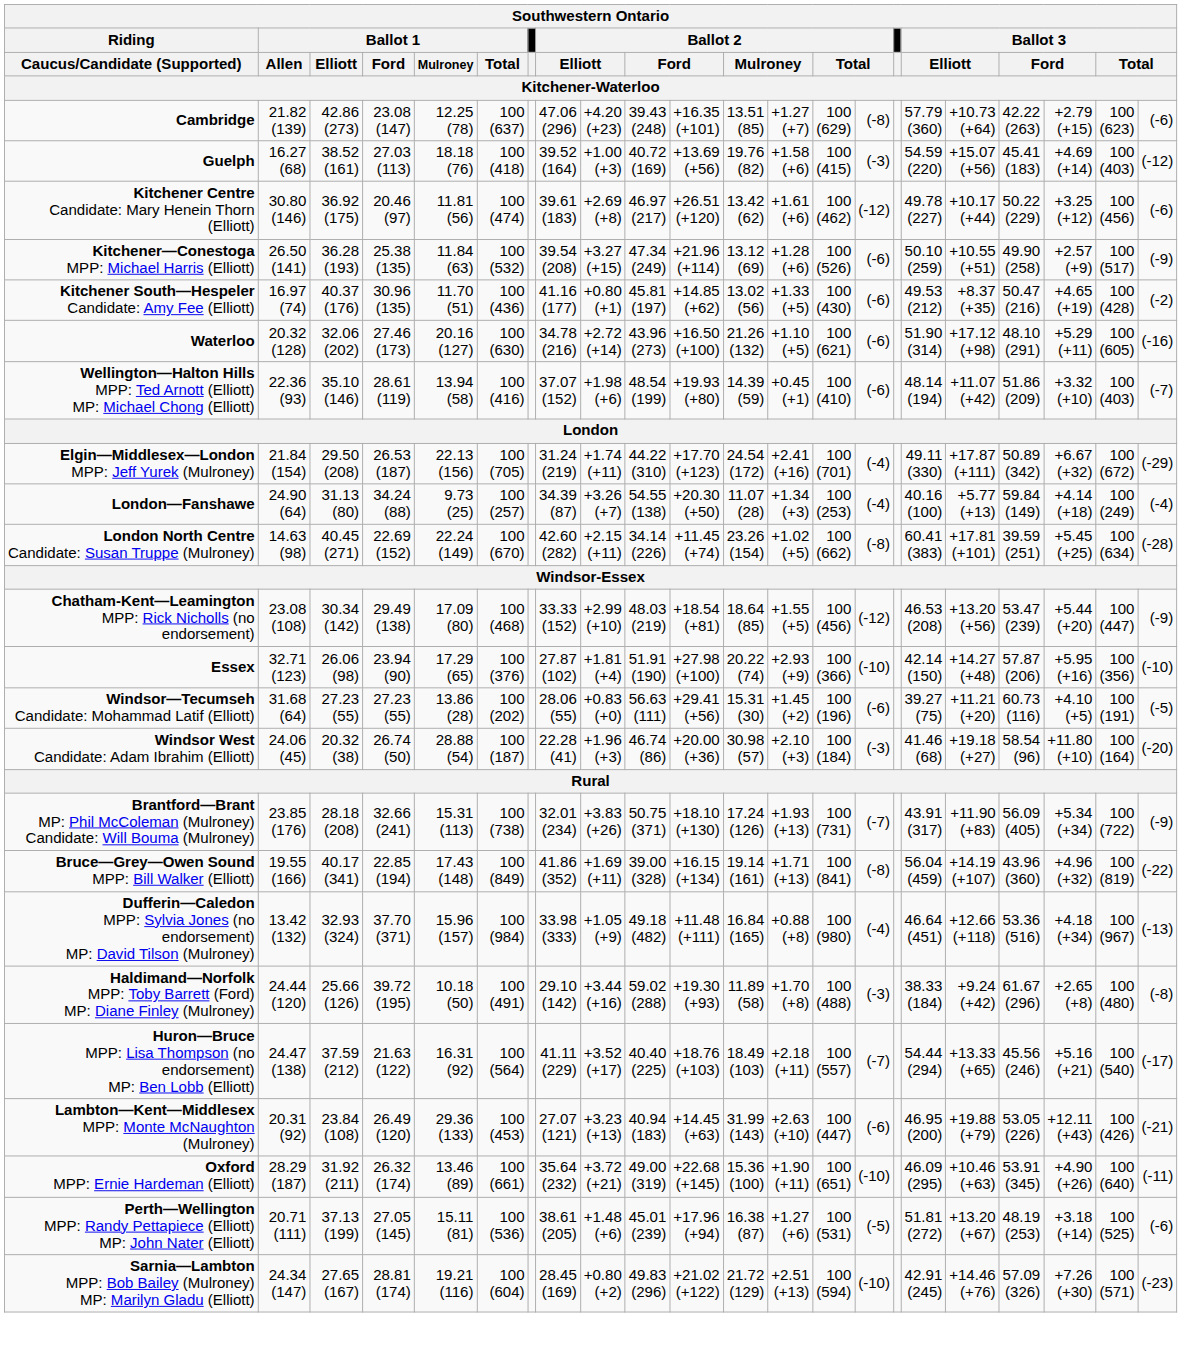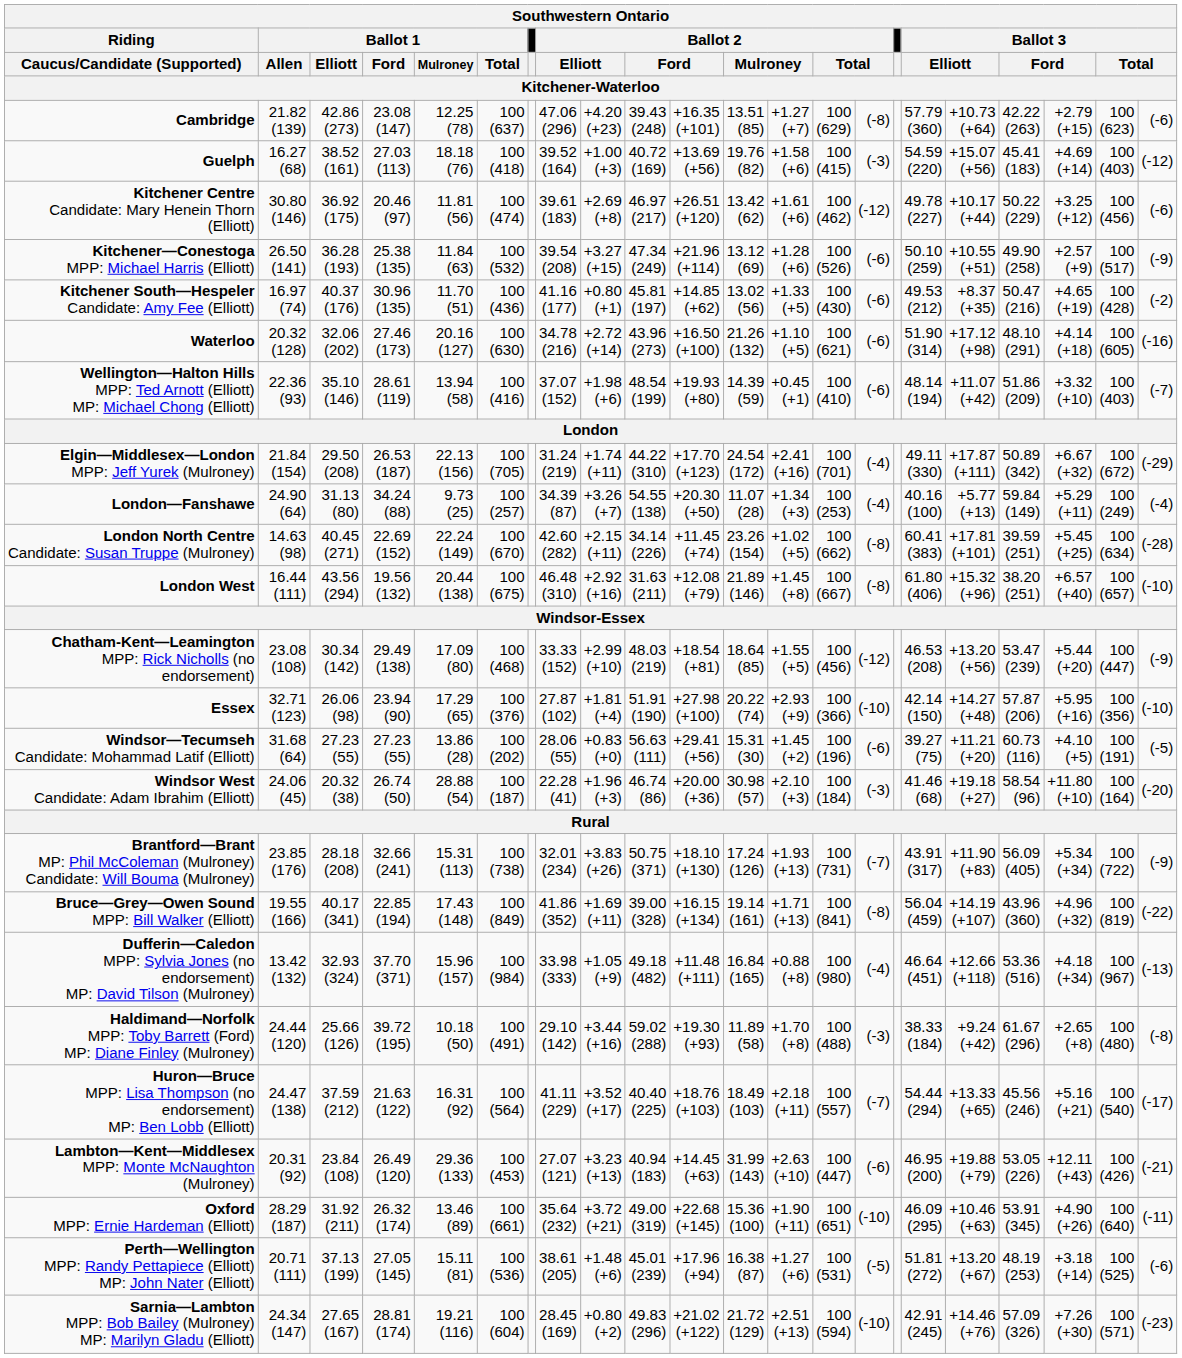(1073, 341) +5.29 (+11) -> (1073, 341) +4.14 (+18)
(1073, 504) +4.14 (+18) -> (1073, 504) +5.29 (+11)
+ row: (207, 585)
